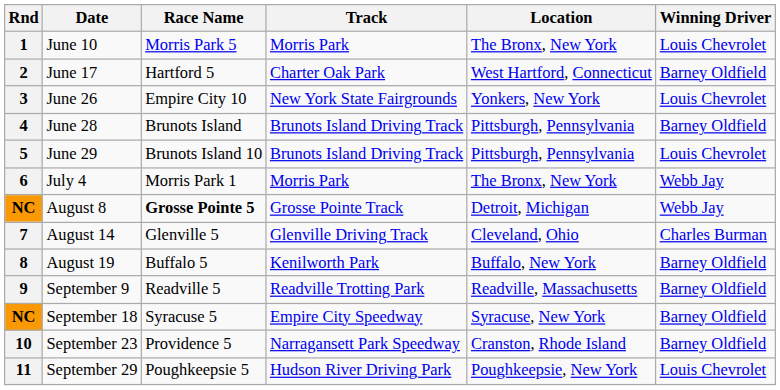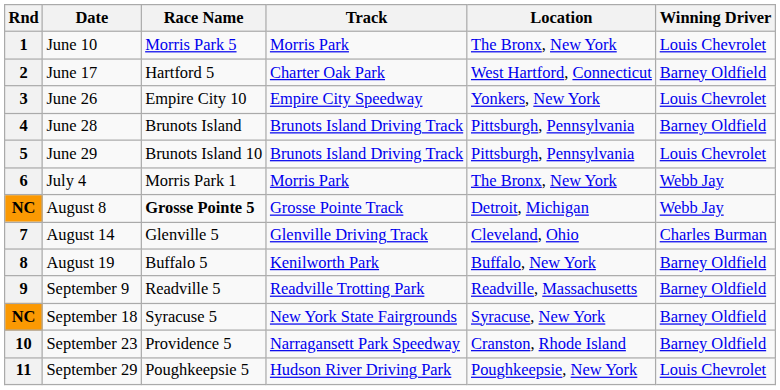(363, 99) New York State Fairgrounds -> (346, 99) Empire City Speedway
(346, 316) Empire City Speedway -> (363, 316) New York State Fairgrounds
